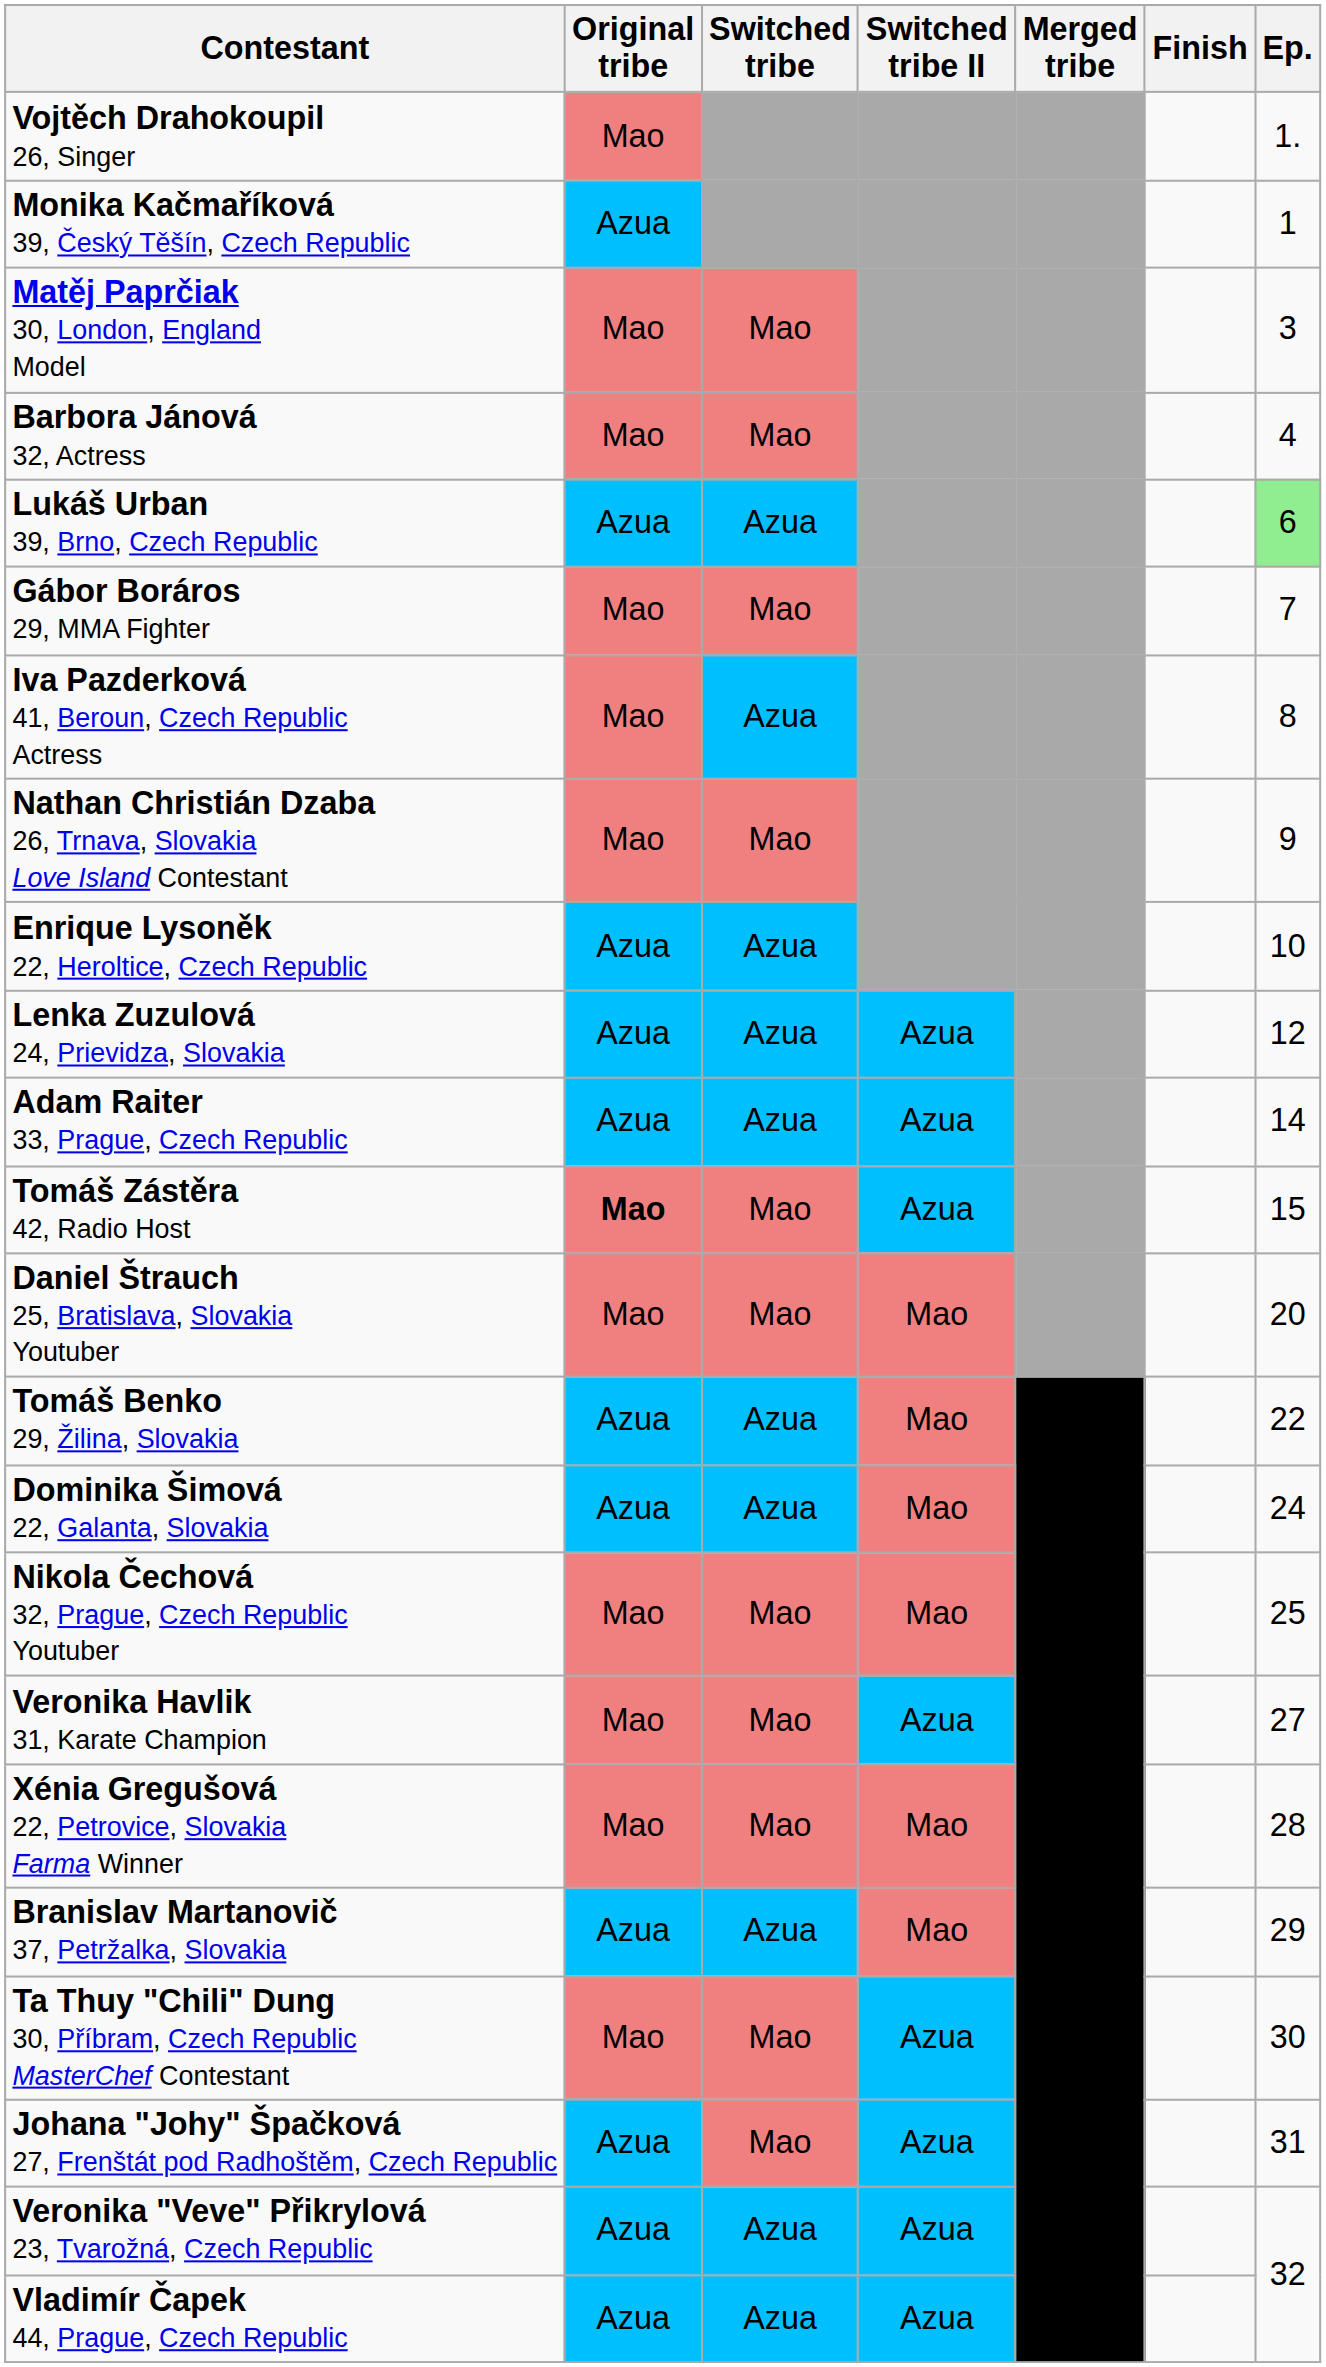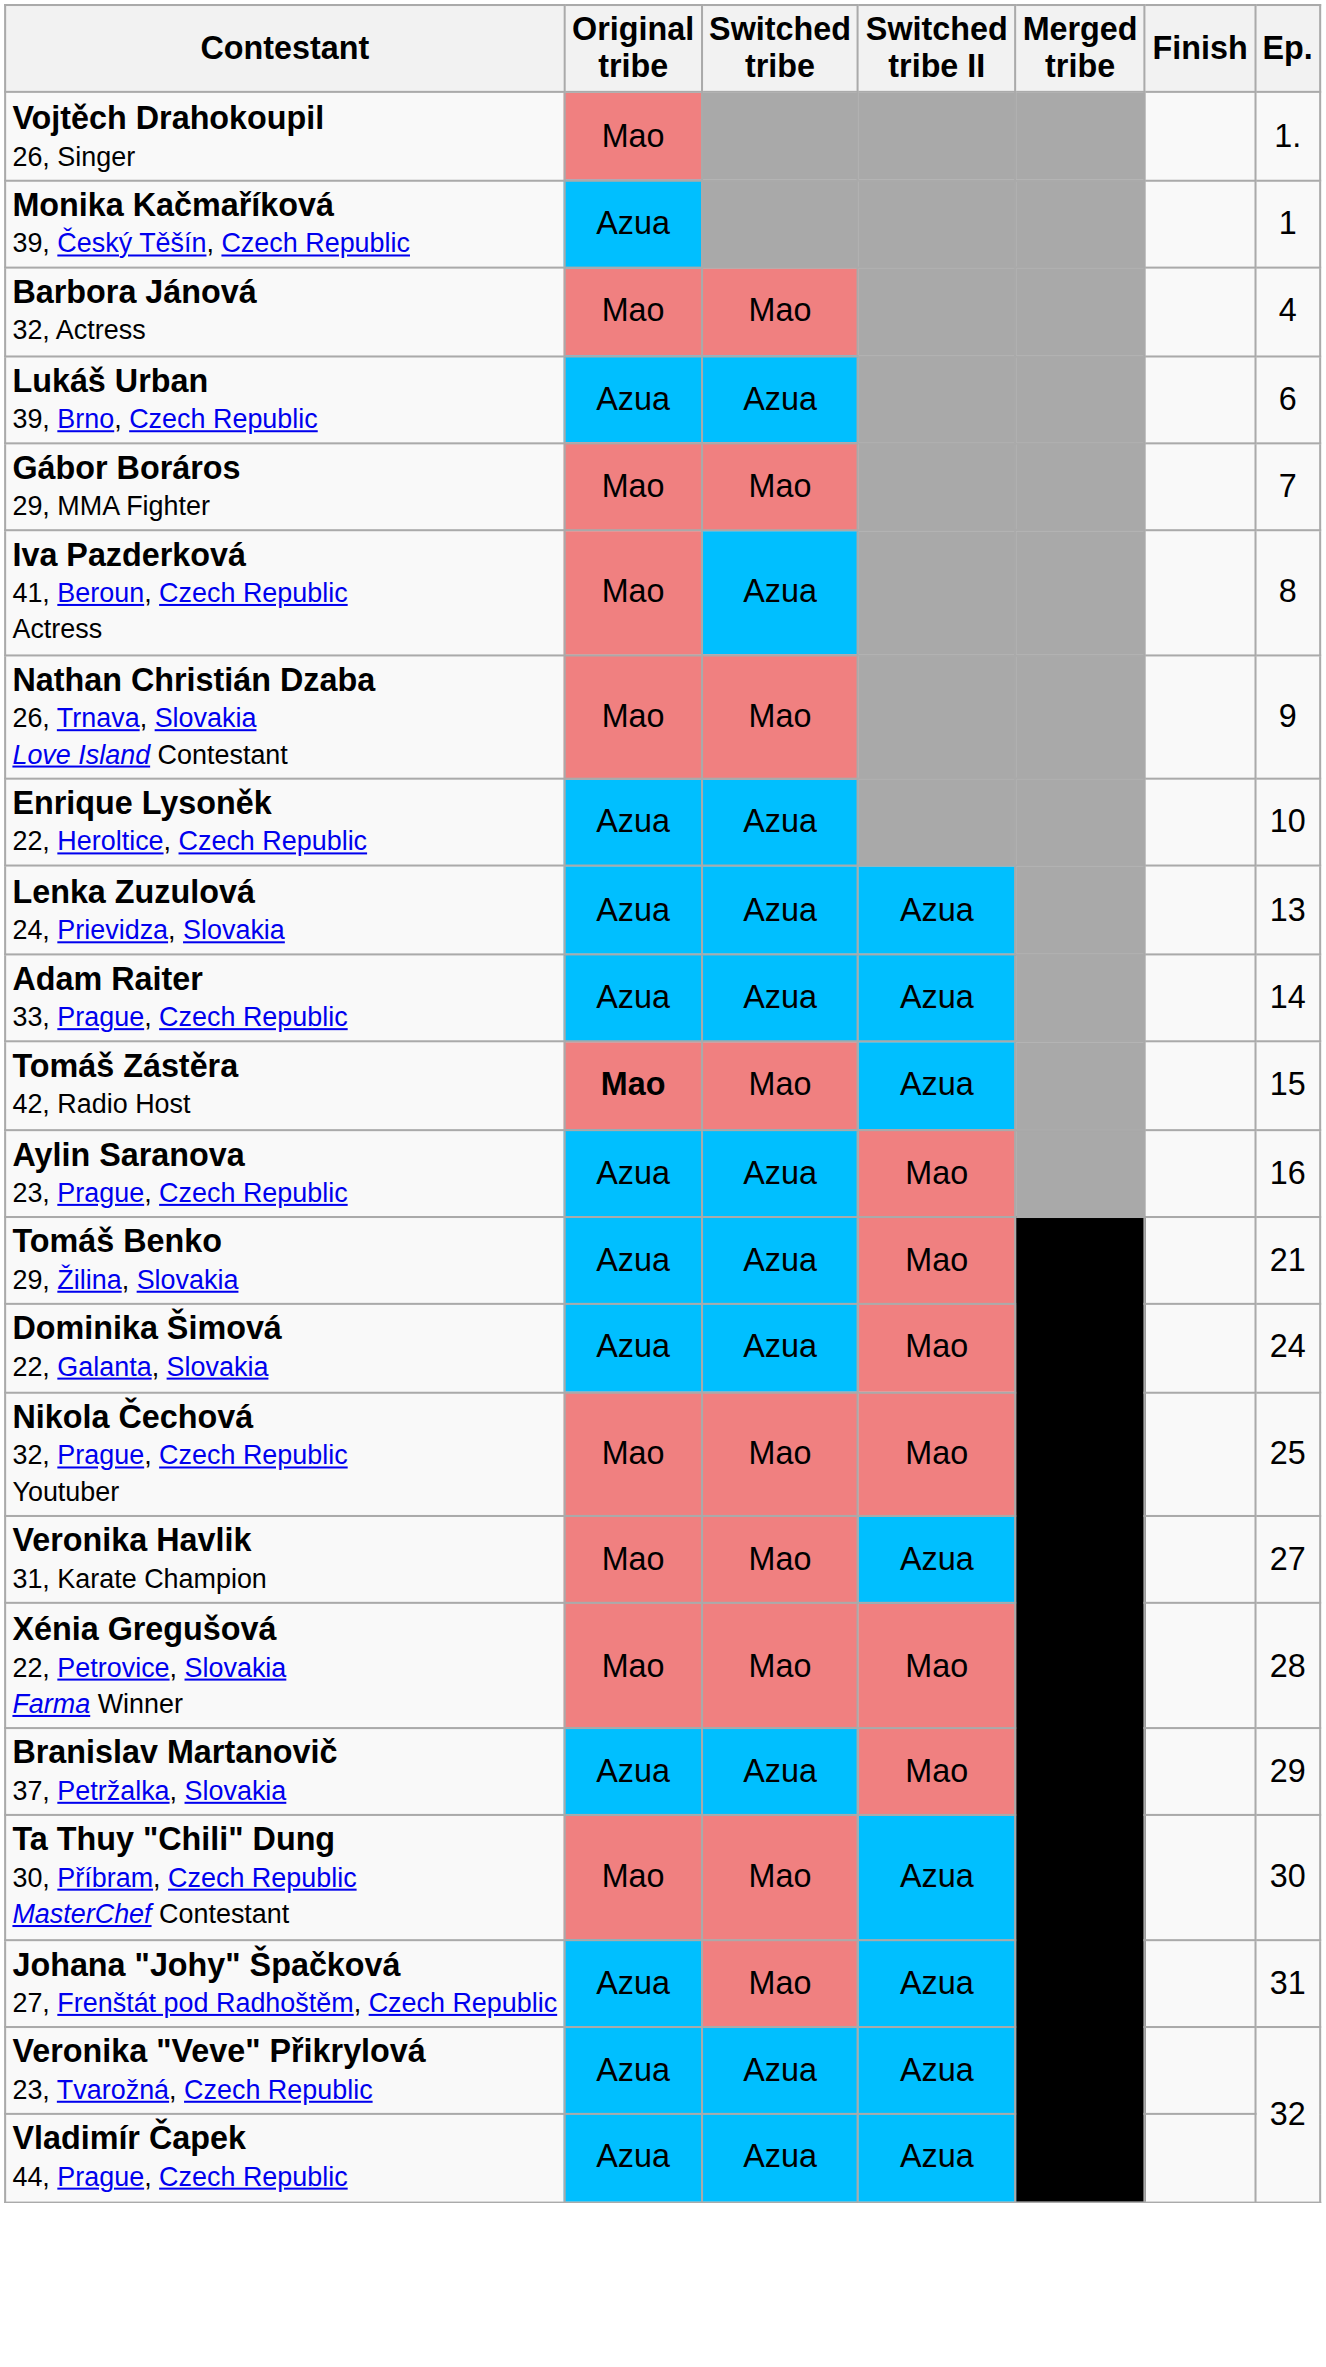- row: (137, 329)
(1288, 522) lightgreen background -> (1288, 398) no background
(1288, 1033) 12 -> (1288, 909) 13
+ row: (180, 1172)
- row: (152, 1314)
(1288, 1420) 22 -> (1288, 1260) 21
